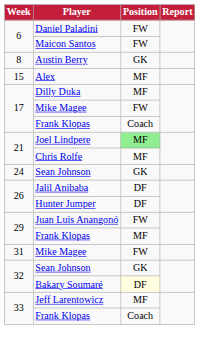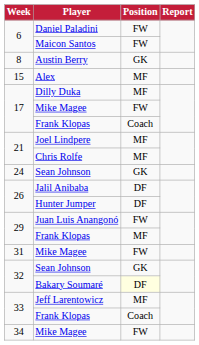(140, 140) lightgreen background -> (140, 140) no background
+ row: (19, 332)
